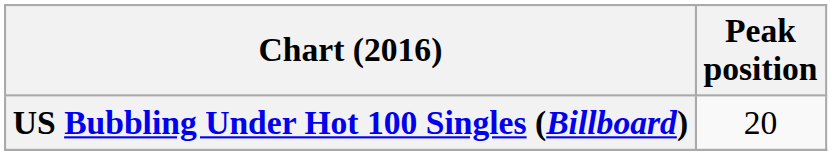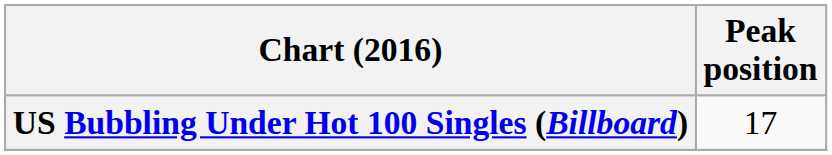(761, 122) 20 -> (761, 122) 17
